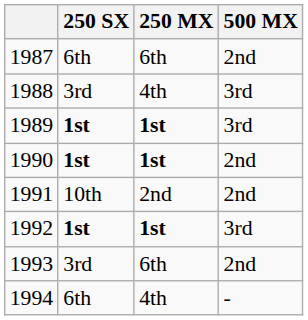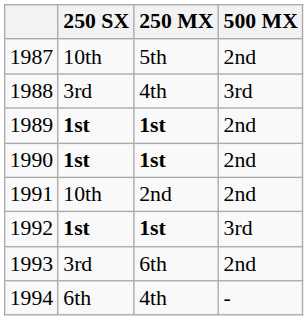(77, 56) 6th -> (83, 56) 10th
(153, 56) 6th -> (153, 56) 5th
(238, 125) 3rd -> (240, 125) 2nd
